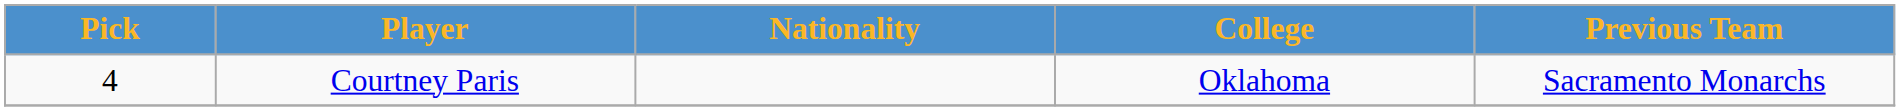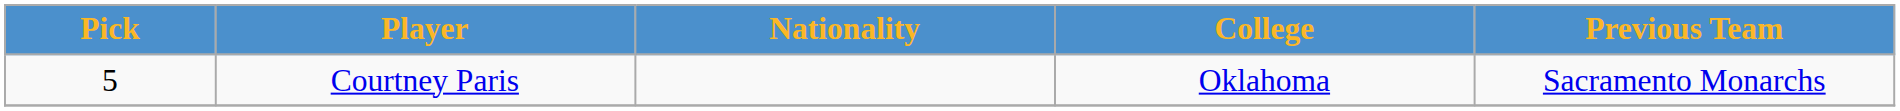(110, 79) 4 -> (110, 79) 5
